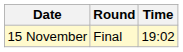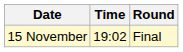columns swapped: (158, 15) <-> (114, 15)
